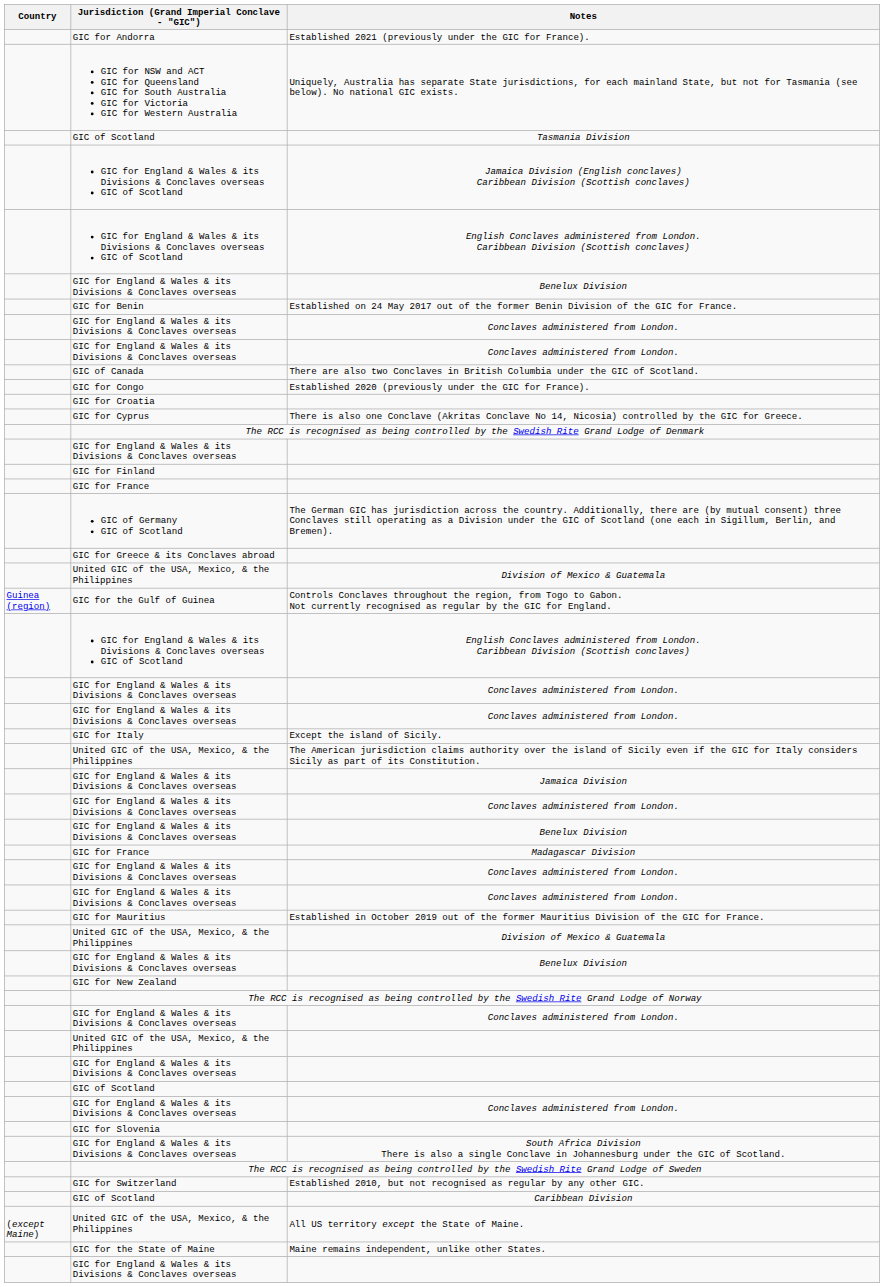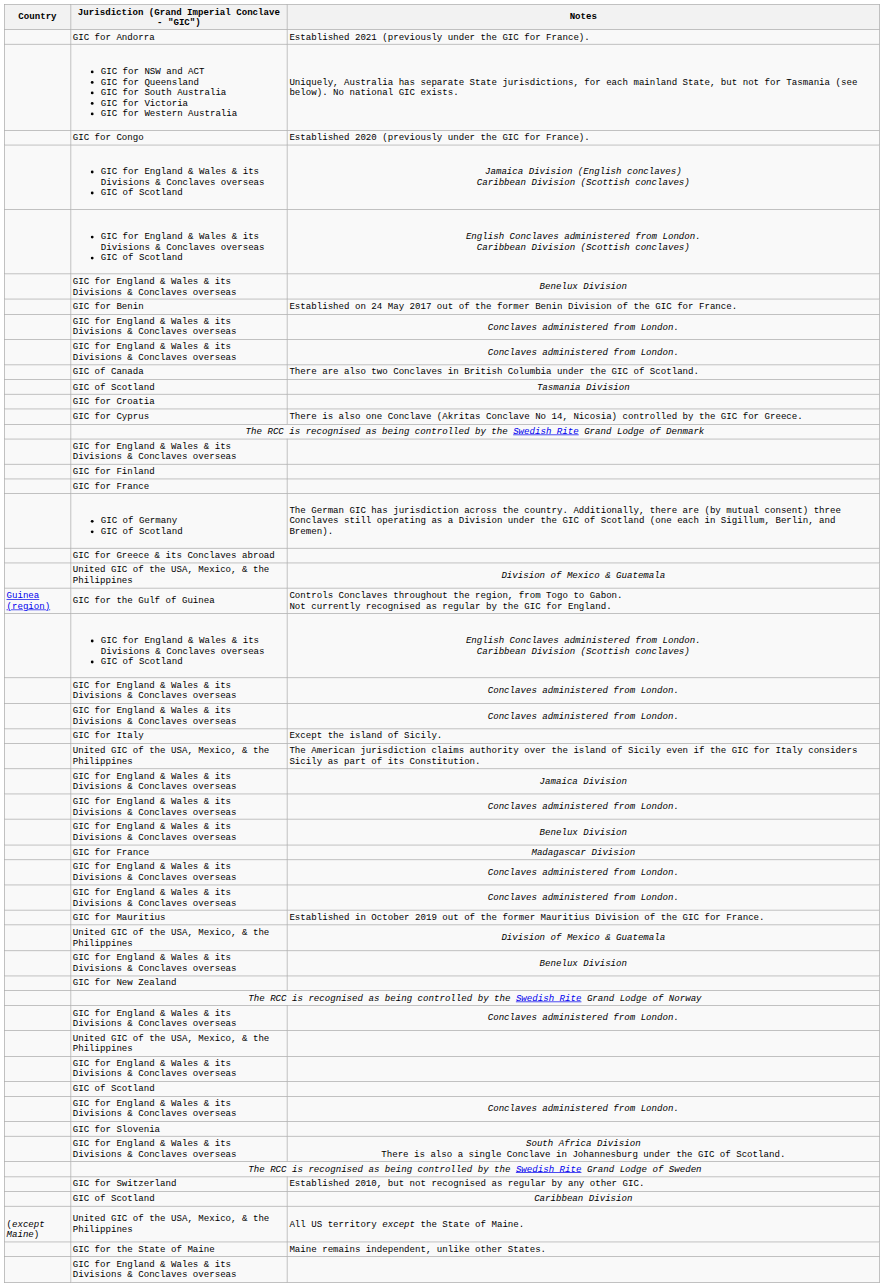rows swapped: (114, 137) <-> (108, 387)
